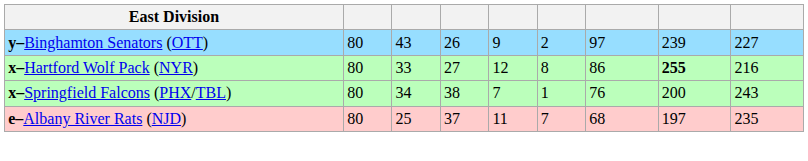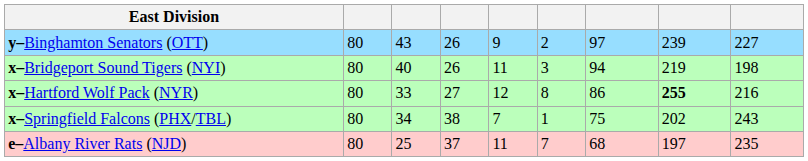+ row: (117, 67)
(597, 93) 76 -> (597, 118) 75
(674, 93) 200 -> (674, 118) 202
